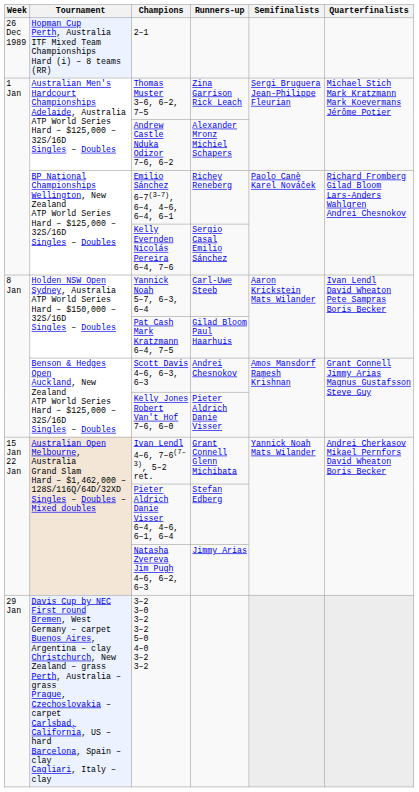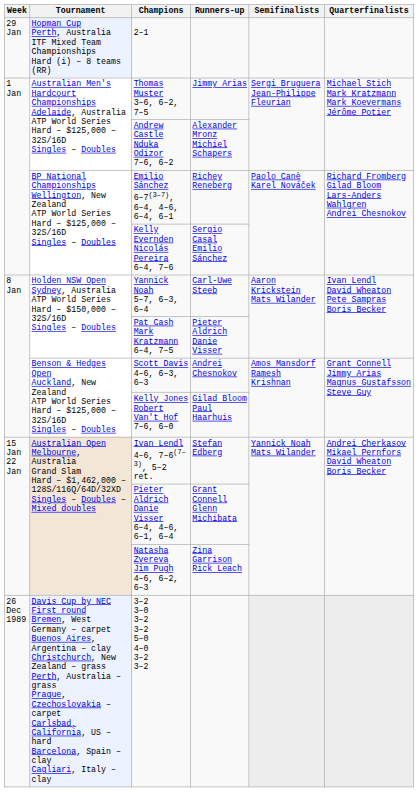(16, 34) 26 Dec 1989 -> (14, 29) 29 Jan
(217, 94) Zina Garrison Rick Leach -> (220, 85) Jimmy Arias
(220, 333) Gilad Bloom Paul Haarhuis -> (210, 337) Pieter Aldrich Danie Visser
(210, 413) Pieter Aldrich Danie Visser -> (220, 409) Gilad Bloom Paul Haarhuis
(215, 458) Grant Connell Glenn Michibata -> (207, 449) Stefan Edberg
(207, 496) Stefan Edberg -> (215, 505) Grant Connell Glenn Michibata
(220, 551) Jimmy Arias -> (217, 561) Zina Garrison Rick Leach
(14, 607) 29 Jan -> (16, 611) 26 Dec 1989
